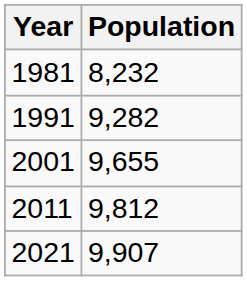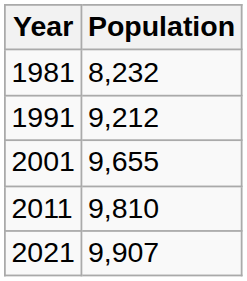(124, 117) 9,282 -> (124, 117) 9,212
(124, 207) 9,812 -> (124, 207) 9,810
